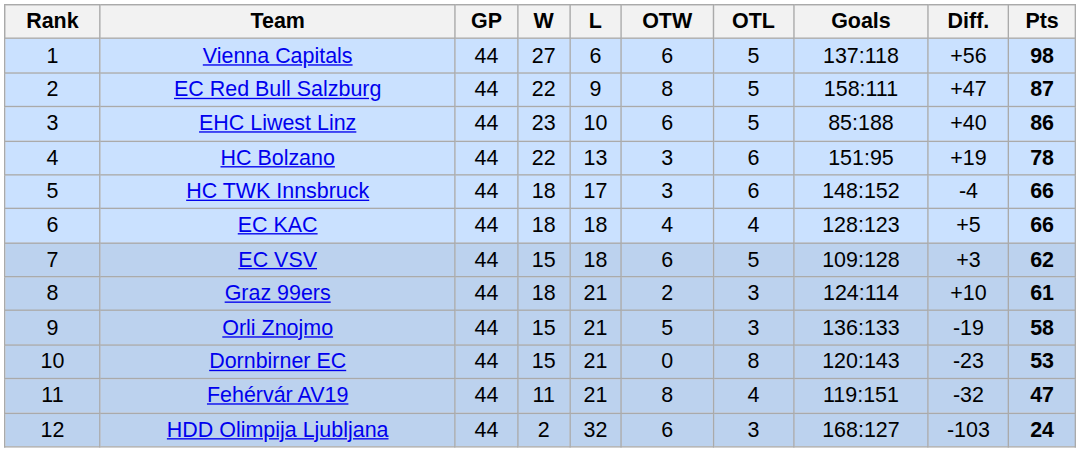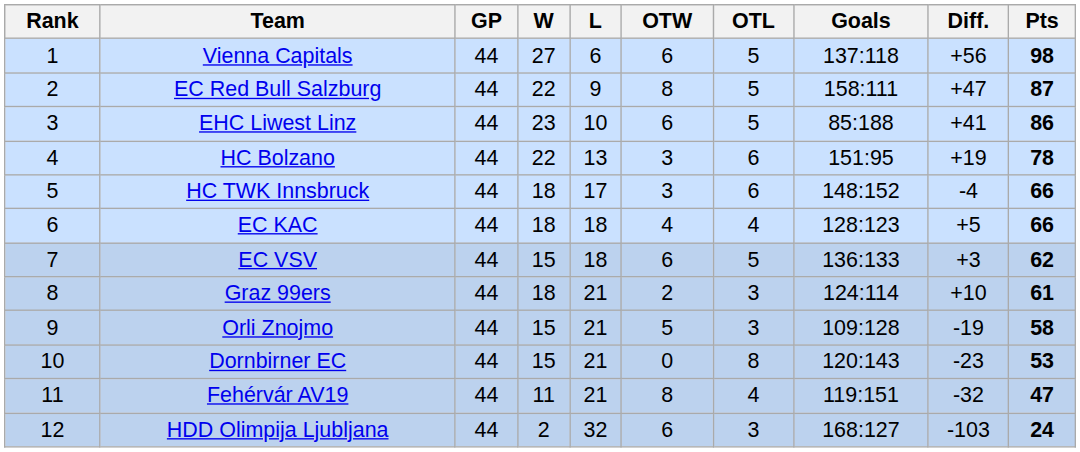(968, 123) +40 -> (968, 123) +41
(861, 259) 109:128 -> (861, 259) 136:133
(861, 327) 136:133 -> (861, 327) 109:128
